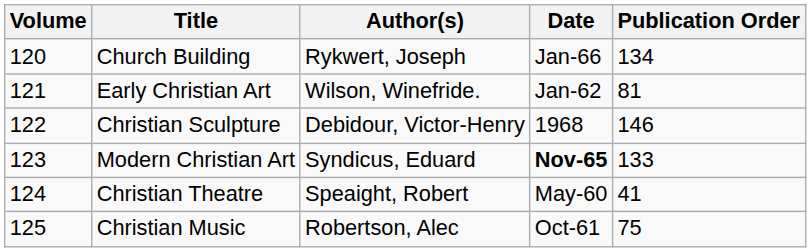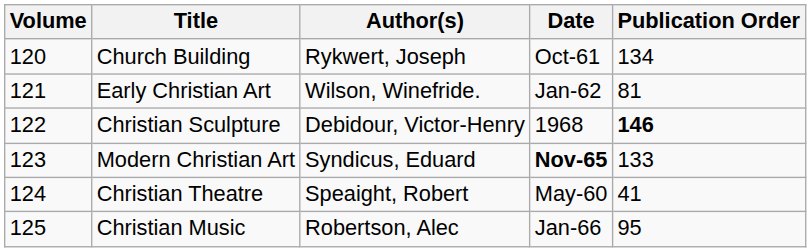(568, 56) Jan-66 -> (567, 56) Oct-61
(636, 125) normal -> (636, 125) bold
(567, 228) Oct-61 -> (568, 228) Jan-66
(630, 228) 75 -> (630, 228) 95
